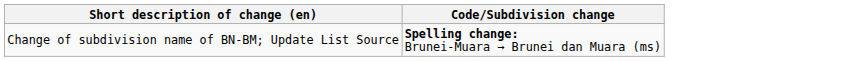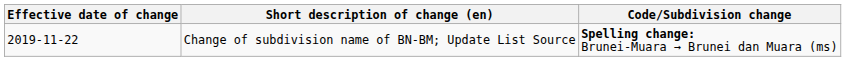+ column: (93, 14)
